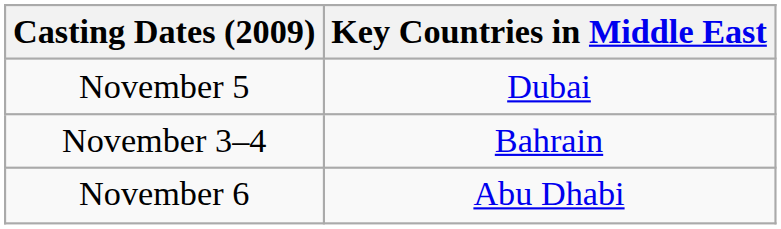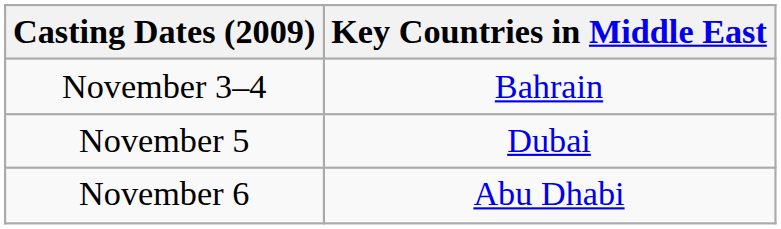rows swapped: (164, 140) <-> (164, 85)
